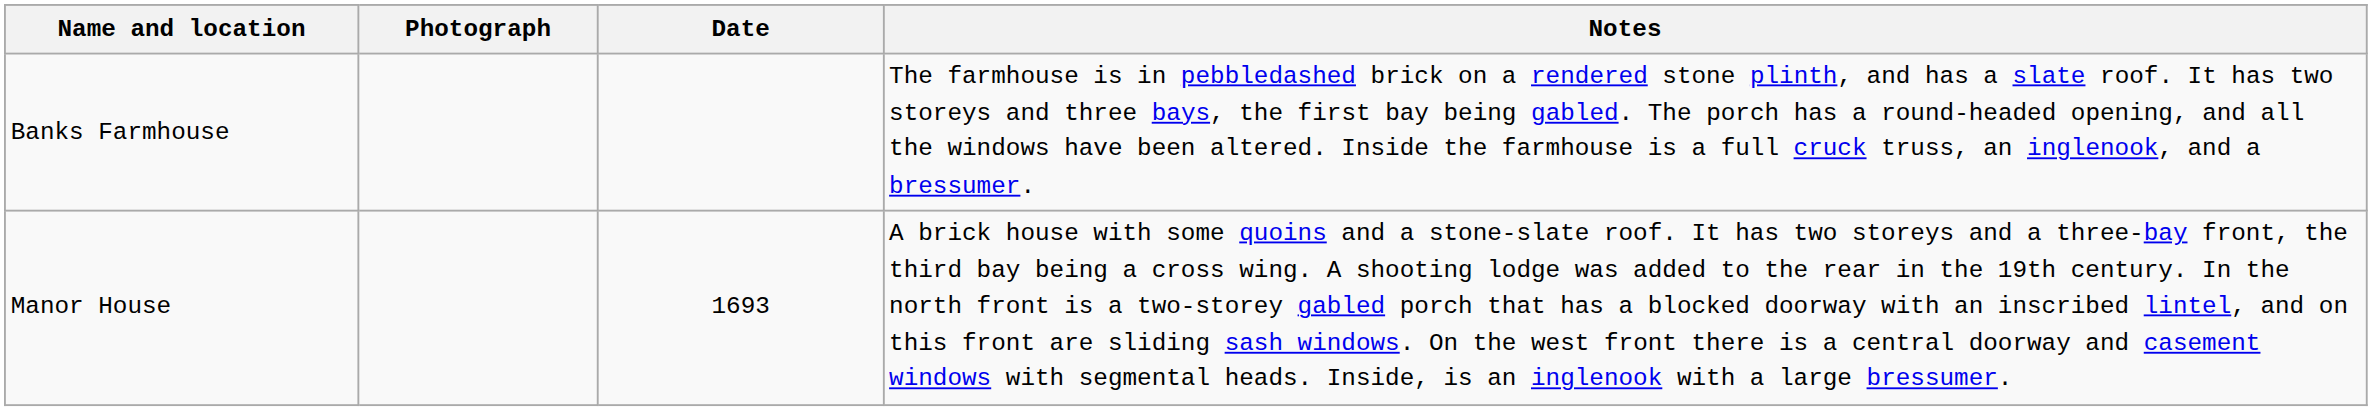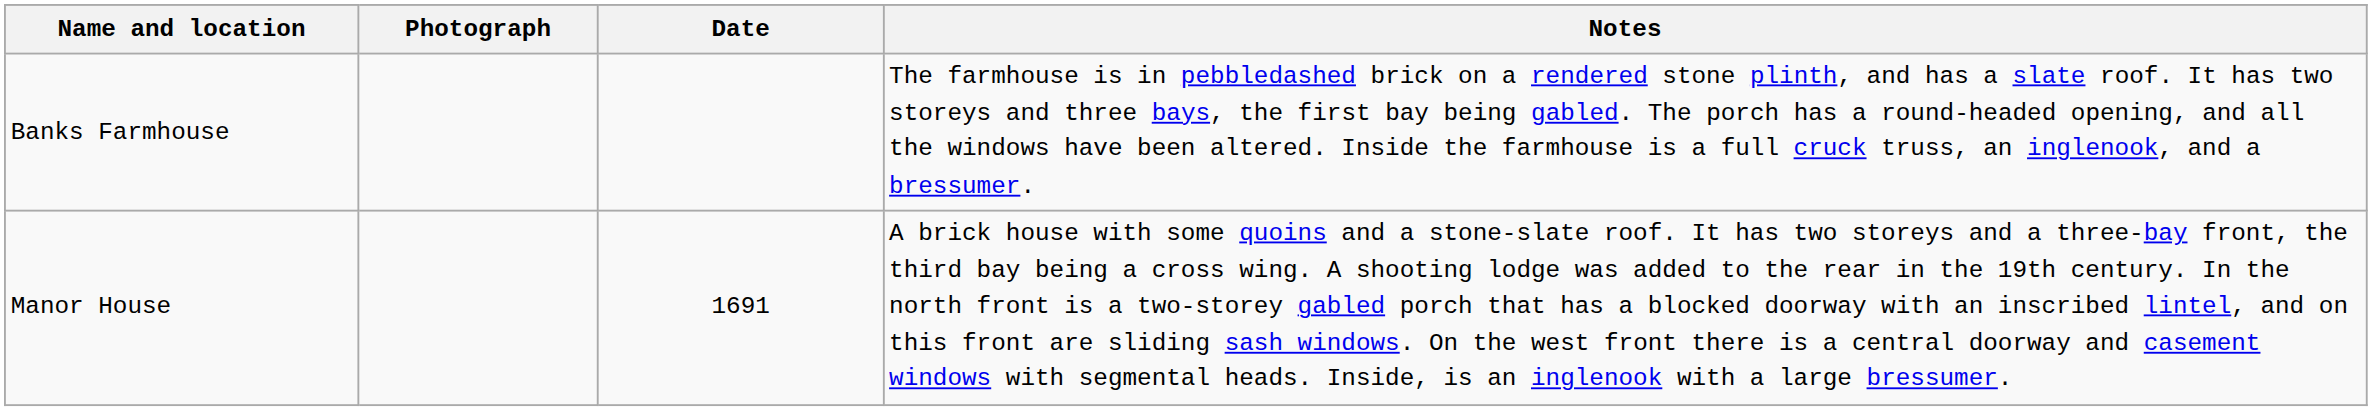(741, 307) 1693 -> (741, 307) 1691
